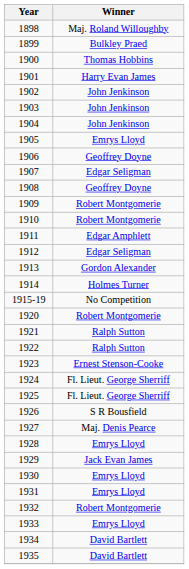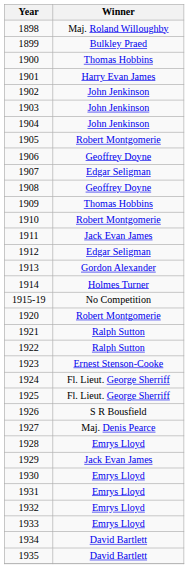(118, 140) Emrys Lloyd -> (118, 140) Robert Montgomerie
(118, 204) Robert Montgomerie -> (118, 204) Thomas Hobbins
(118, 236) Edgar Amphlett -> (118, 236) Jack Evan James
(118, 508) Robert Montgomerie -> (118, 508) Emrys Lloyd
